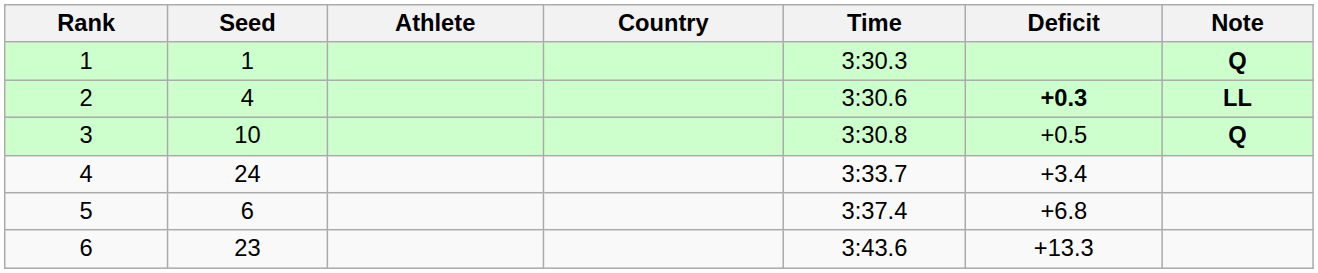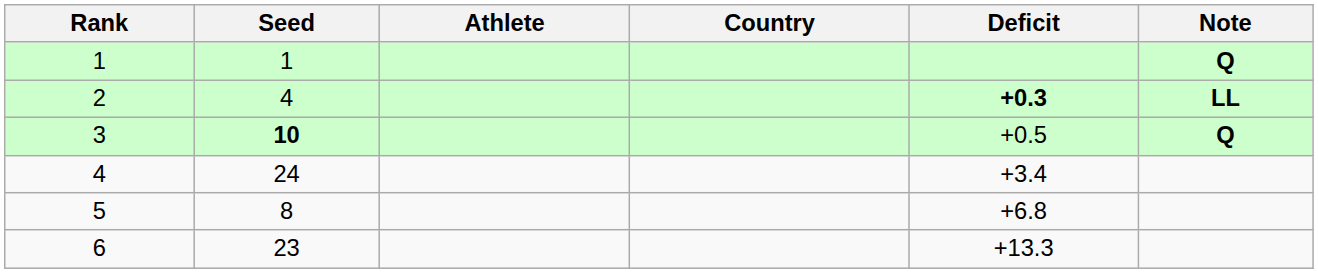- column: (874, 23)
(247, 135) normal -> (287, 135) bold
(247, 211) 6 -> (287, 211) 8
